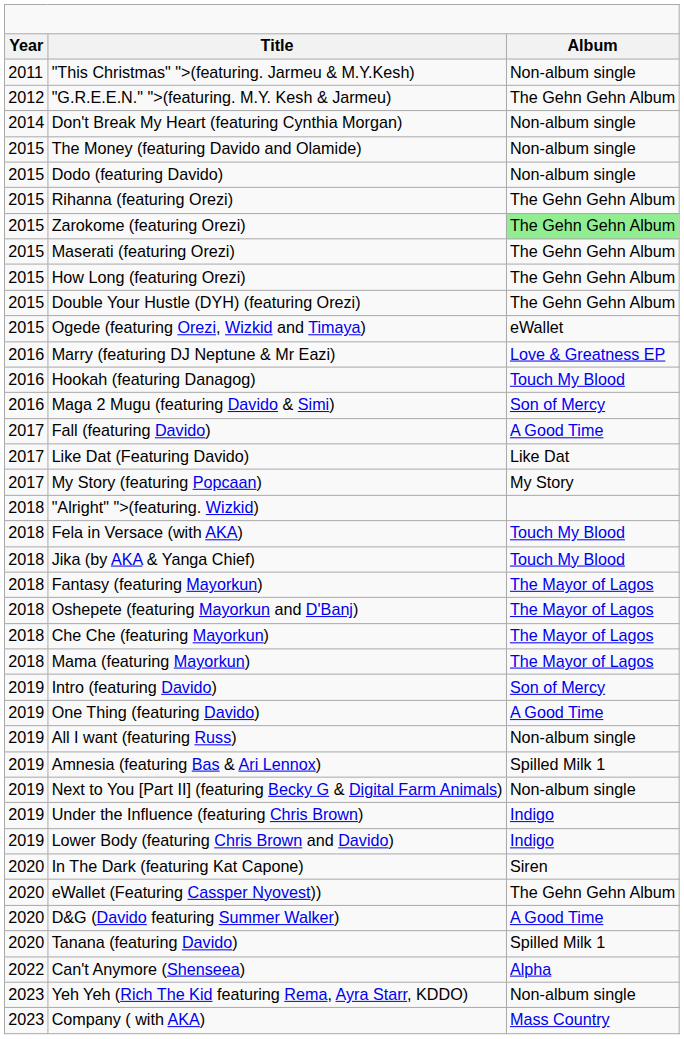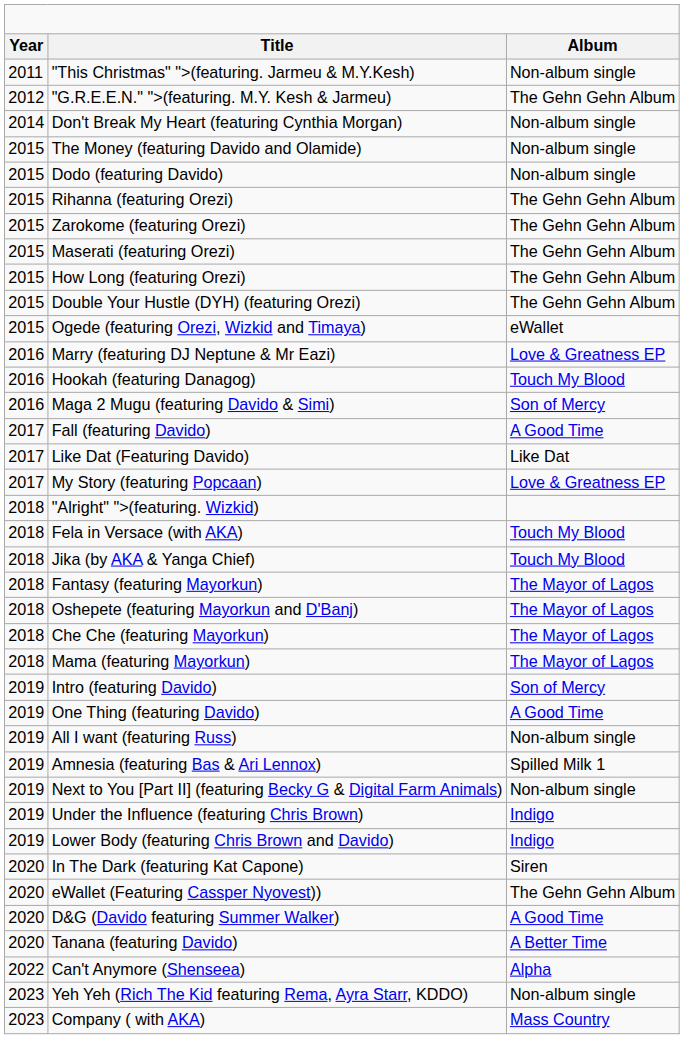(593, 226) lightgreen background -> (593, 226) no background
(542, 482) My Story -> (588, 482) Love & Greatness EP
(558, 943) Spilled Milk 1 -> (558, 943) A Better Time
